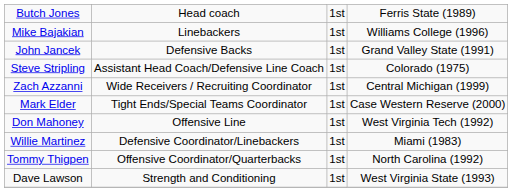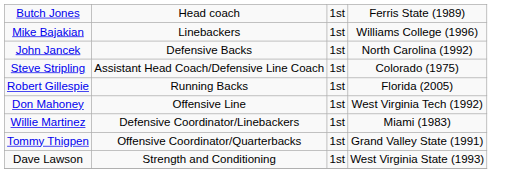(428, 50) Grand Valley State (1991) -> (417, 50) North Carolina (1992)
- row: (48, 86)
- row: (48, 104)
+ row: (48, 86)
(428, 159) North Carolina (1992) -> (417, 141) Grand Valley State (1991)
